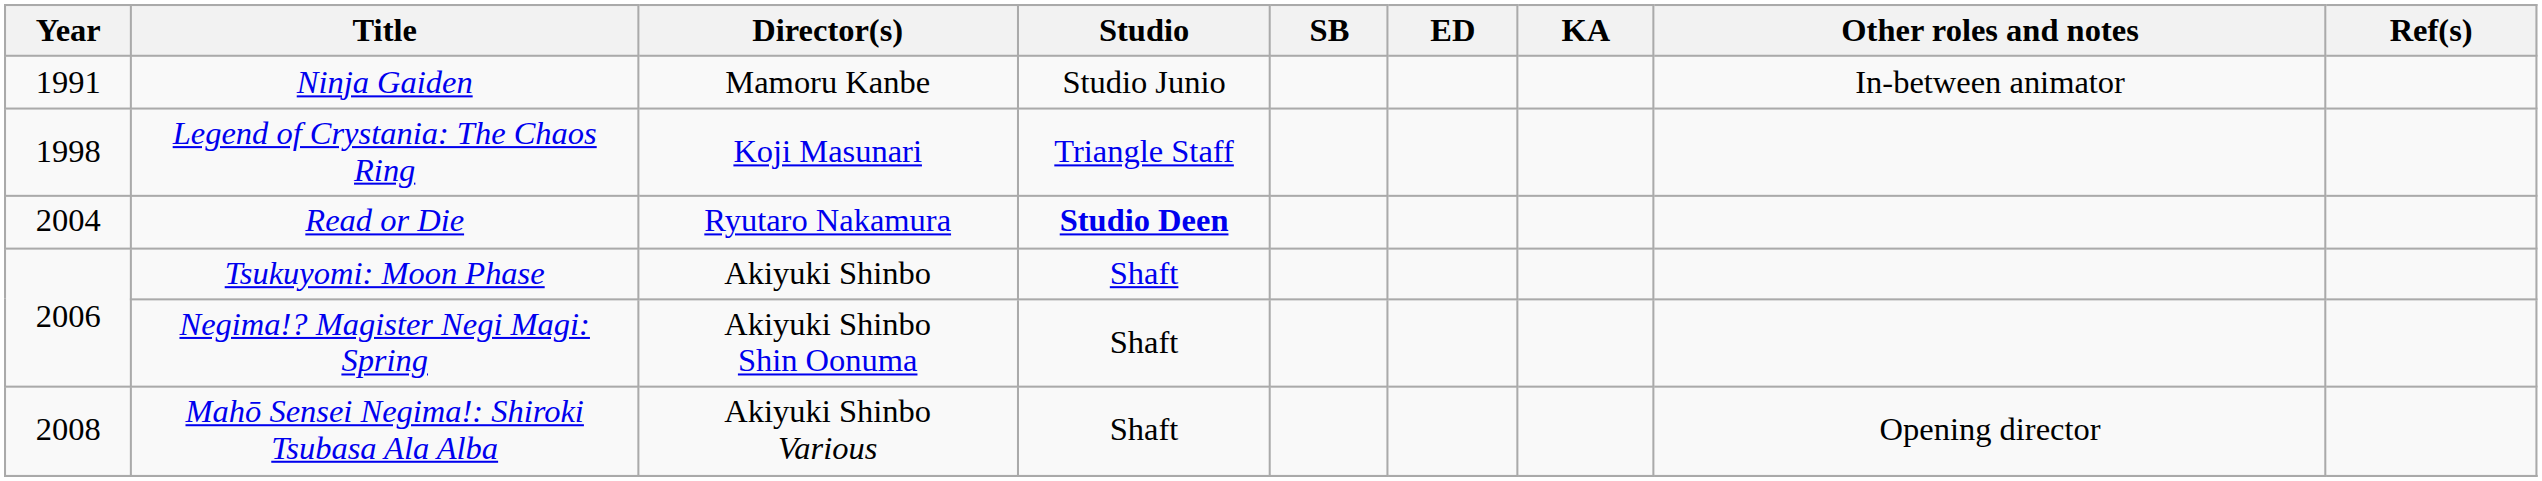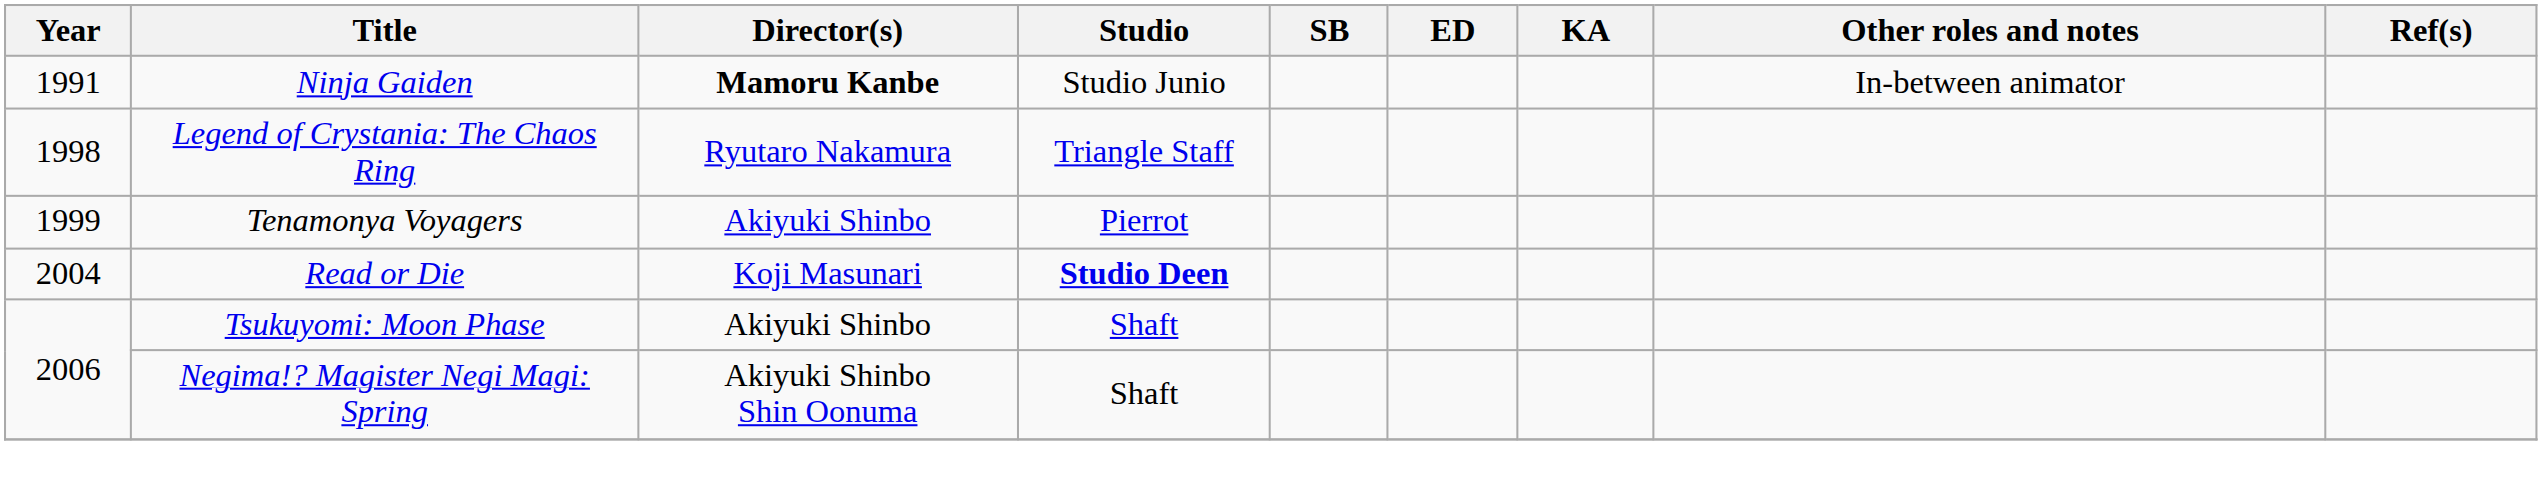(828, 81) normal -> (828, 81) bold
(828, 151) Koji Masunari -> (828, 151) Ryutaro Nakamura
+ row: (385, 221)
(828, 221) Ryutaro Nakamura -> (828, 272) Koji Masunari
- row: (385, 430)
